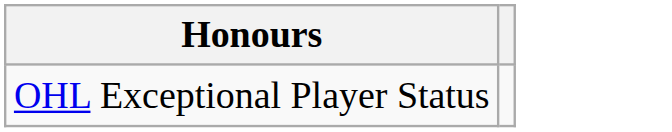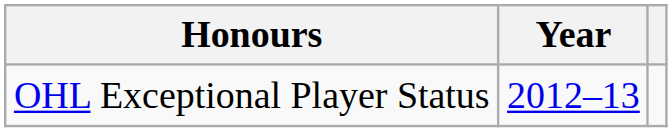+ column: (573, 34)
